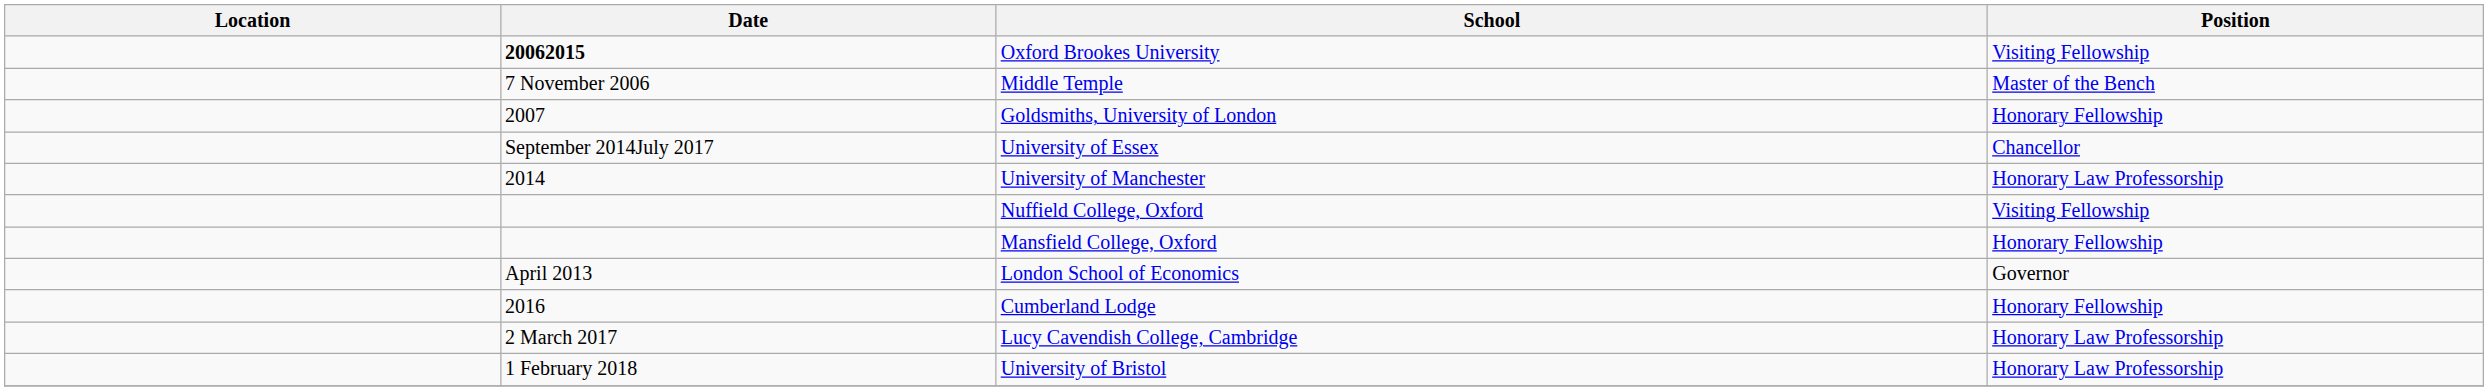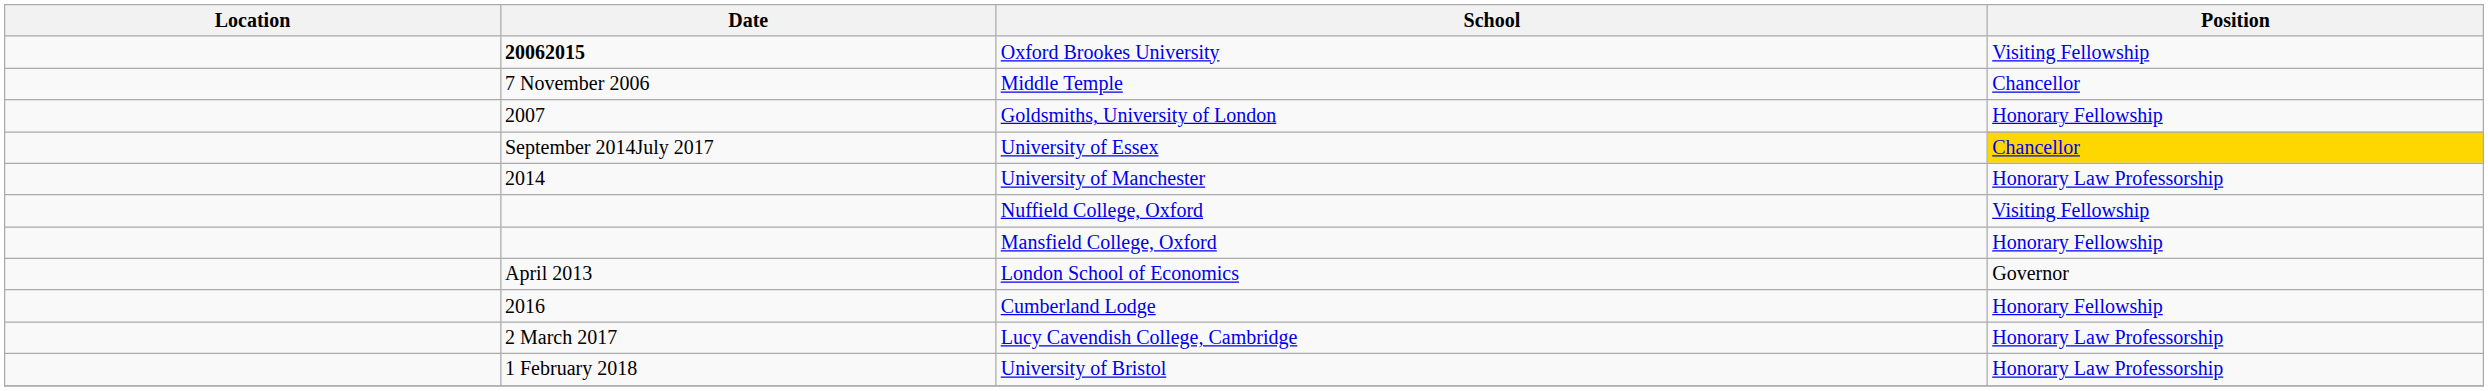(2074, 83) Master of the Bench -> (2036, 83) Chancellor
(2036, 147) no background -> (2036, 147) gold background
